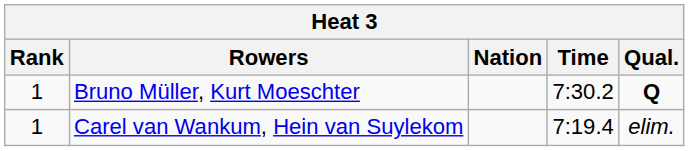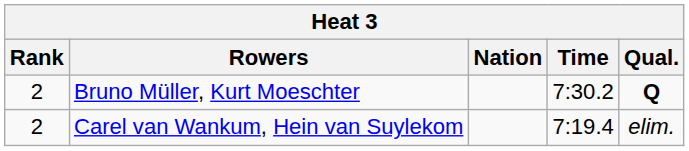(37, 92) 1 -> (37, 92) 2
(37, 127) 1 -> (37, 127) 2
